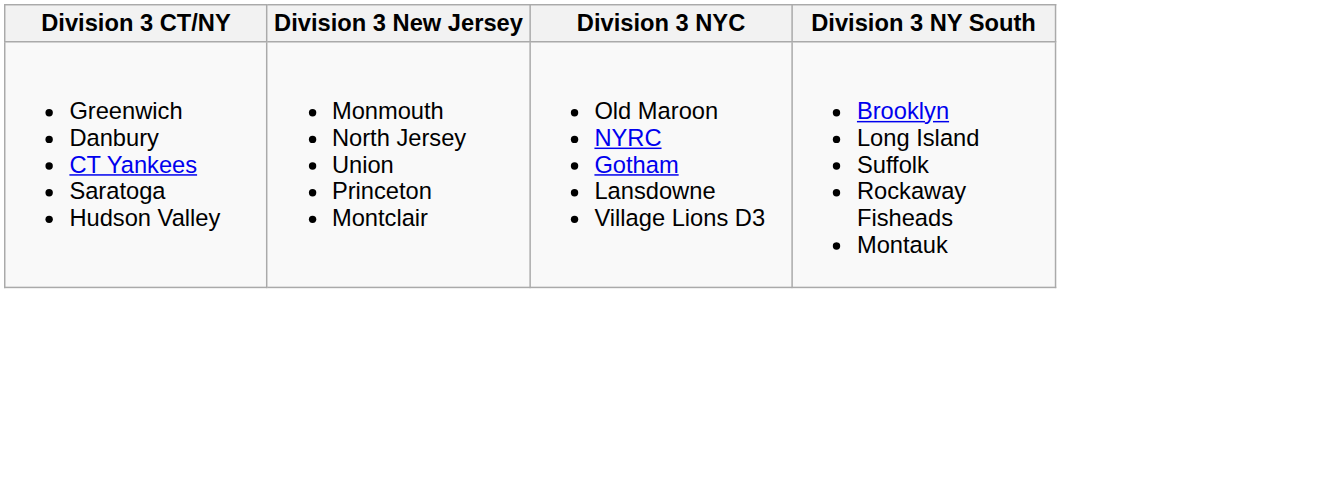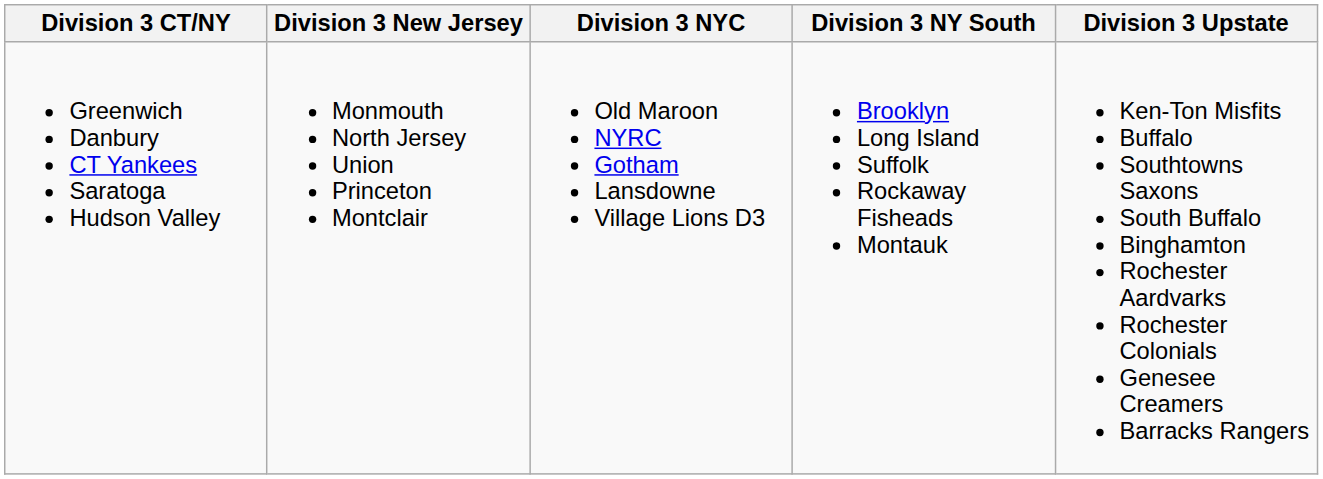+ column: (1186, 23)
